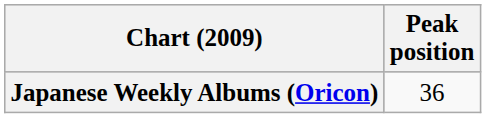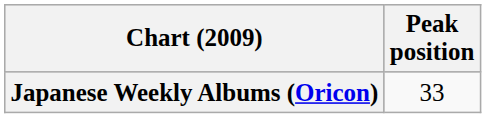(432, 91) 36 -> (432, 91) 33
